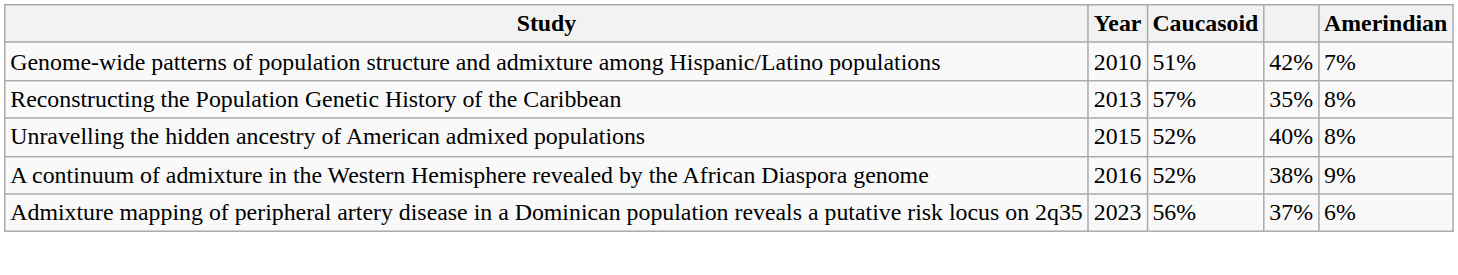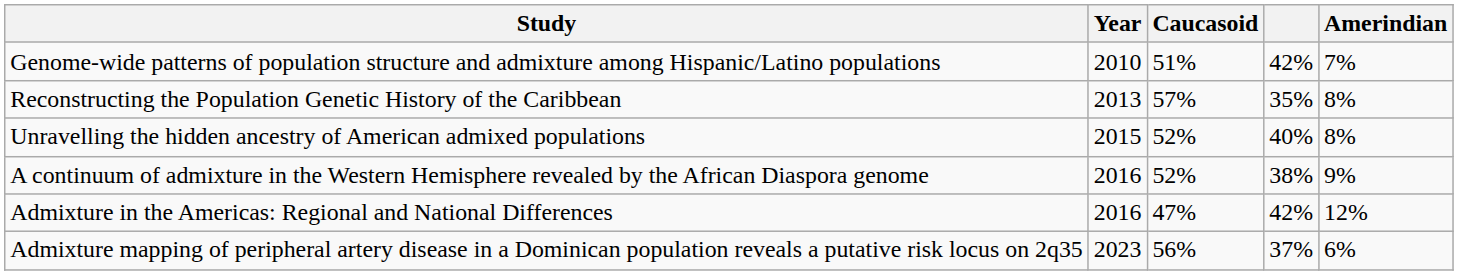+ row: (312, 212)
